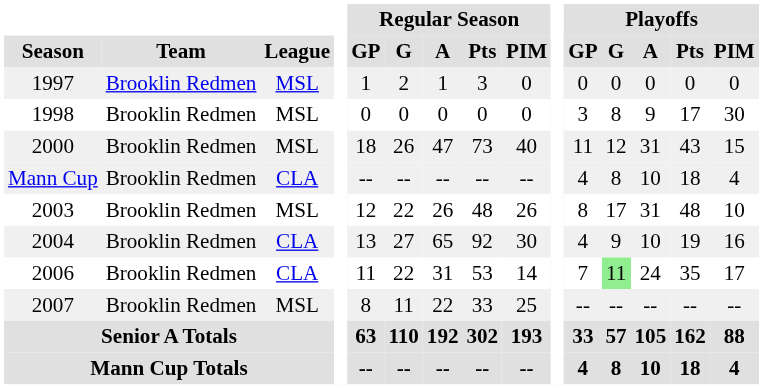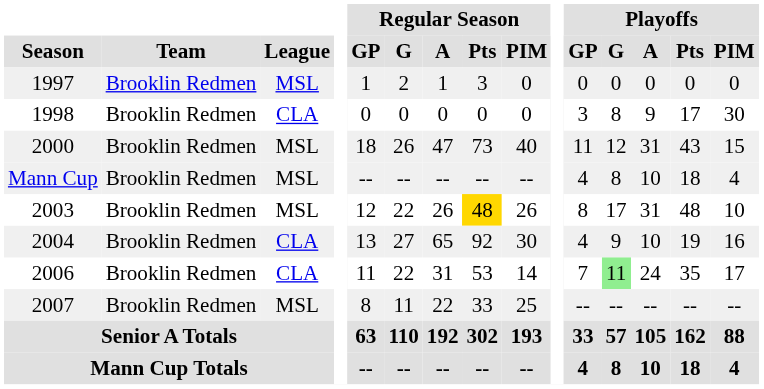(297, 114) MSL -> (297, 114) CLA
(297, 178) CLA -> (297, 178) MSL
(482, 209) no background -> (482, 209) gold background
